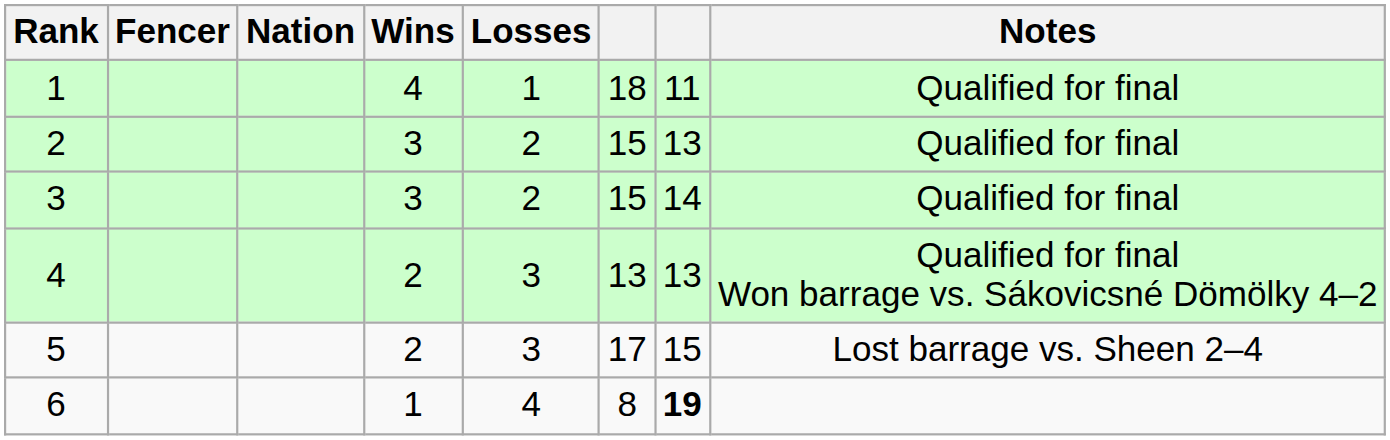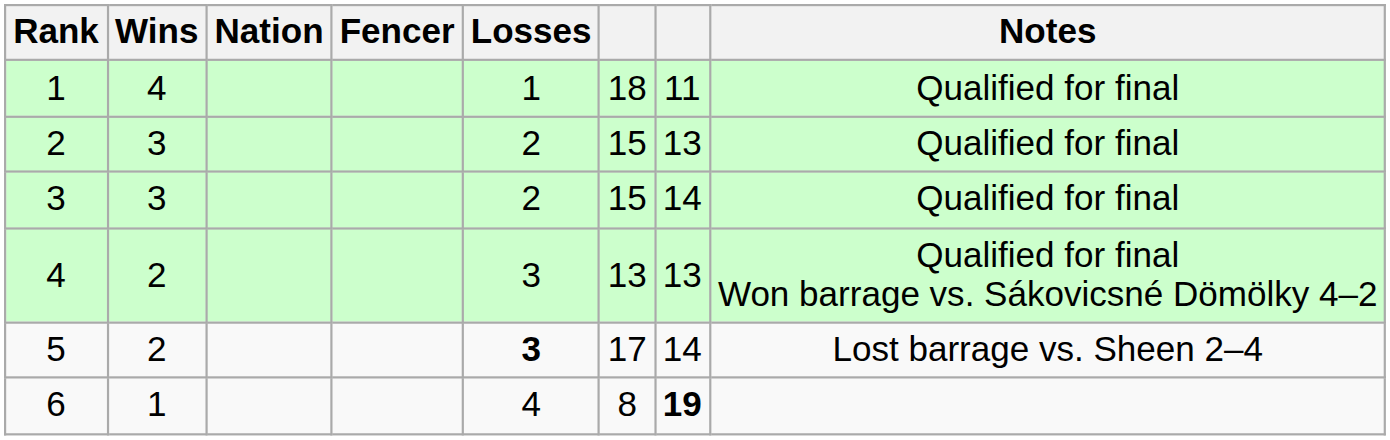columns swapped: (172, 32) <-> (413, 32)
(531, 349) normal -> (531, 349) bold
(682, 349) 15 -> (682, 349) 14
